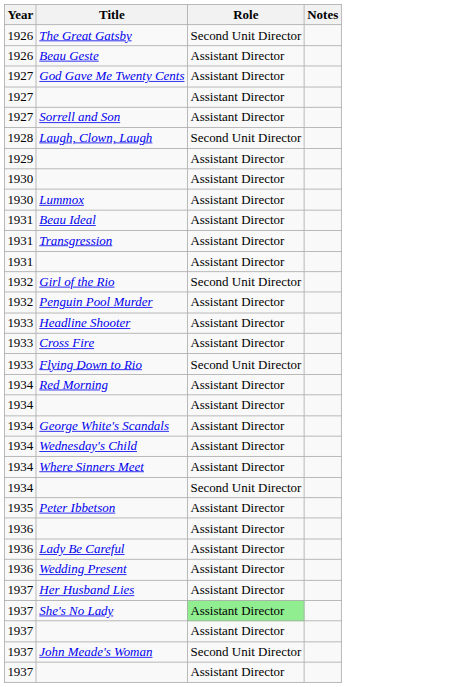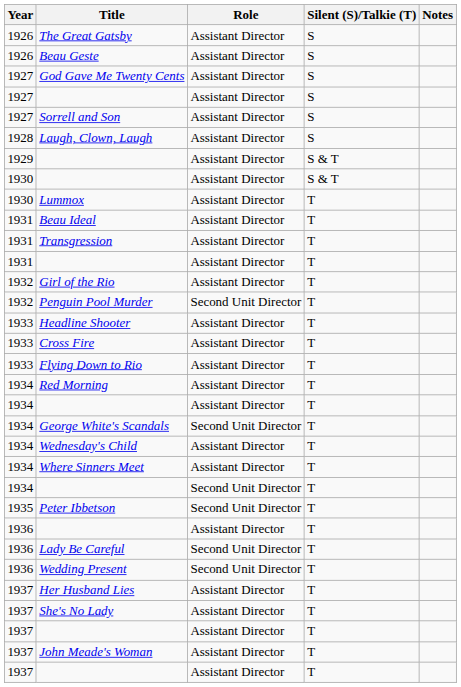+ column: (362, 14)
(246, 35) Second Unit Director -> (237, 35) Assistant Director
(246, 138) Second Unit Director -> (237, 138) Assistant Director
(246, 281) Second Unit Director -> (237, 281) Assistant Director
(237, 302) Assistant Director -> (246, 302) Second Unit Director
(246, 364) Second Unit Director -> (237, 364) Assistant Director
(237, 425) Assistant Director -> (246, 425) Second Unit Director
(237, 508) Assistant Director -> (246, 508) Second Unit Director
(237, 549) Assistant Director -> (246, 549) Second Unit Director
(237, 569) Assistant Director -> (246, 569) Second Unit Director
(237, 610) lightgreen background -> (237, 610) no background
(246, 651) Second Unit Director -> (237, 651) Assistant Director
